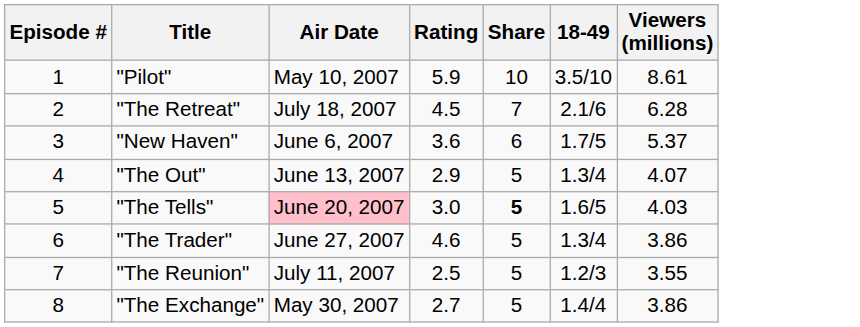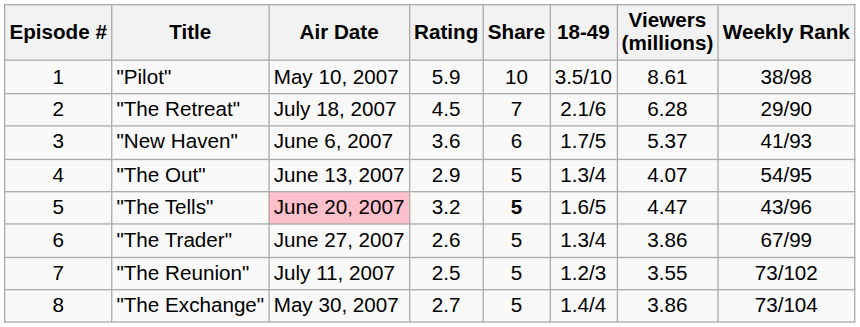+ column: (786, 32)
(446, 207) 3.0 -> (446, 207) 3.2
(667, 207) 4.03 -> (667, 207) 4.47
(446, 240) 4.6 -> (446, 240) 2.6
